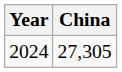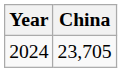(85, 51) 27,305 -> (85, 51) 23,705
